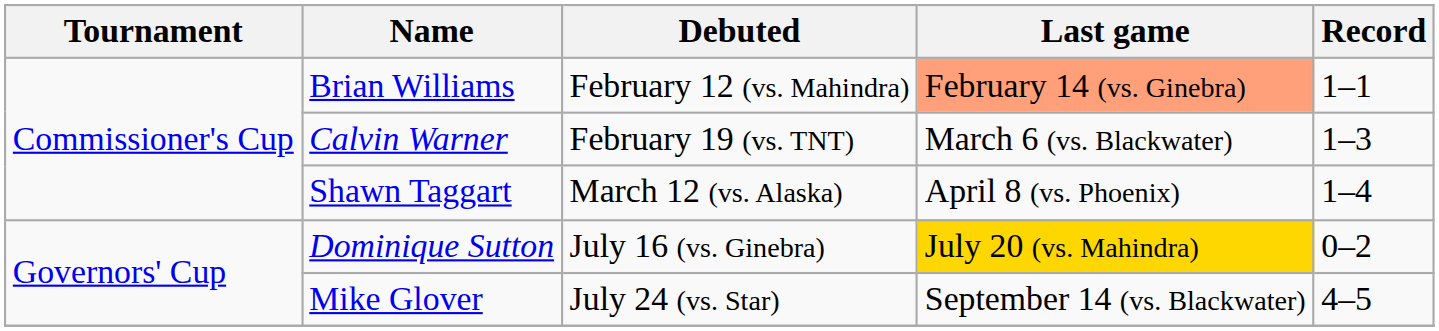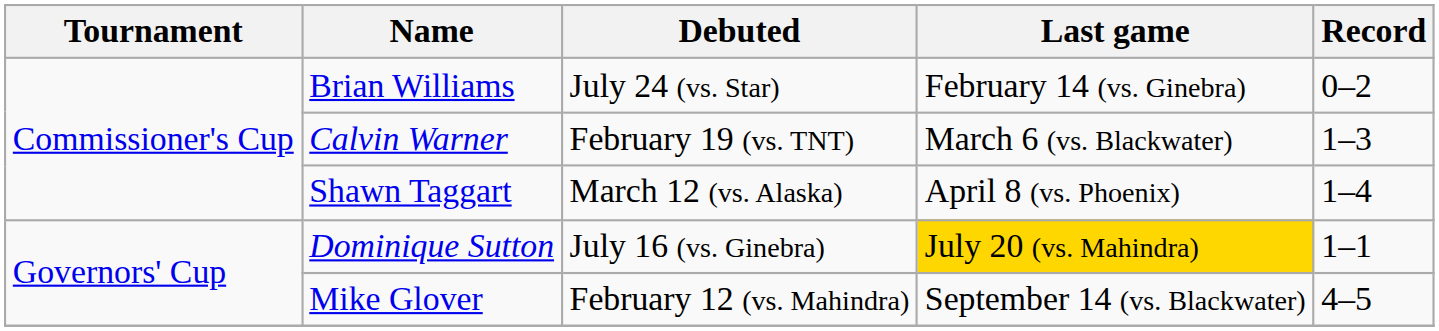(739, 84) February 12 (vs. Mahindra) -> (675, 84) July 24 (vs. Star)
(1085, 84) lightsalmon background -> (1085, 84) no background
(1347, 84) 1–1 -> (1347, 84) 0–2
(1347, 245) 0–2 -> (1347, 245) 1–1
(675, 298) July 24 (vs. Star) -> (739, 298) February 12 (vs. Mahindra)
